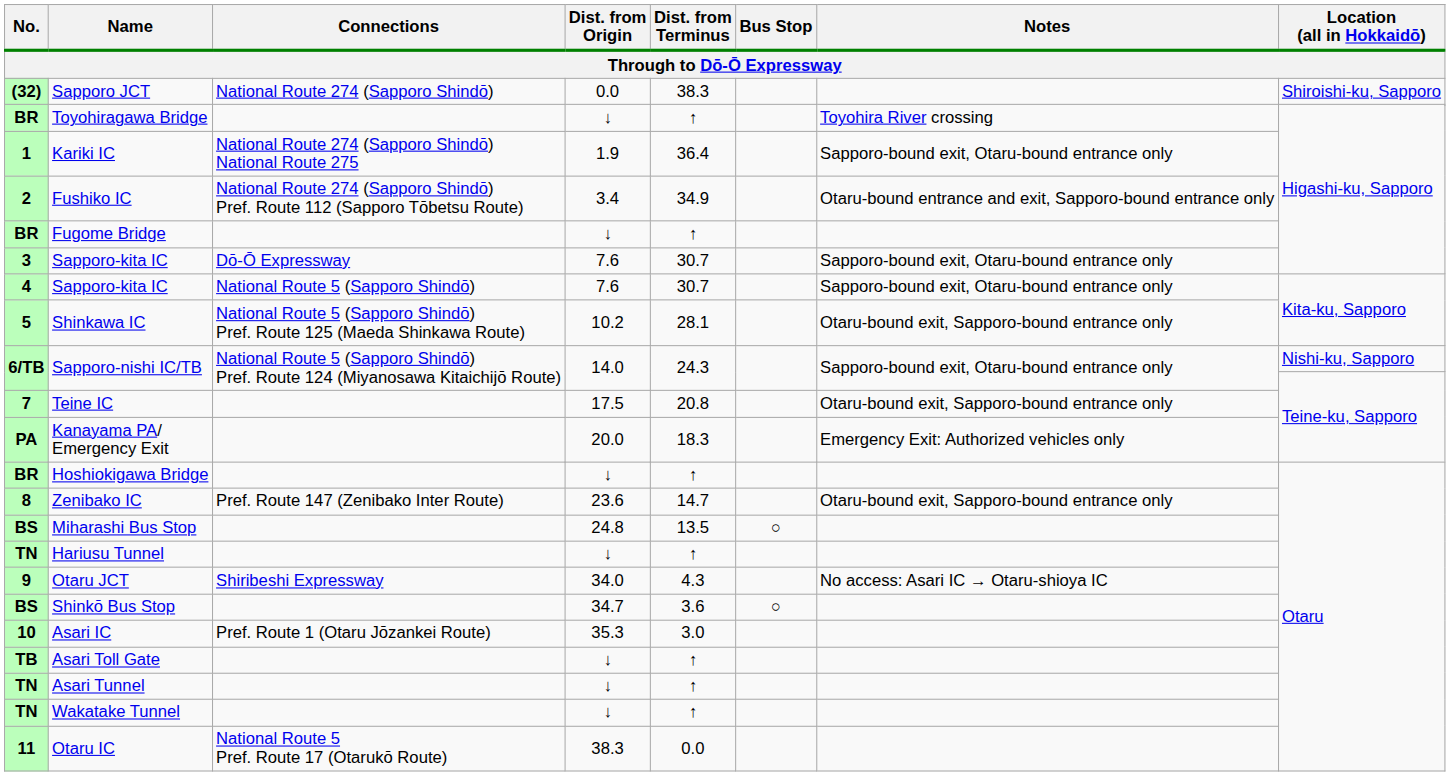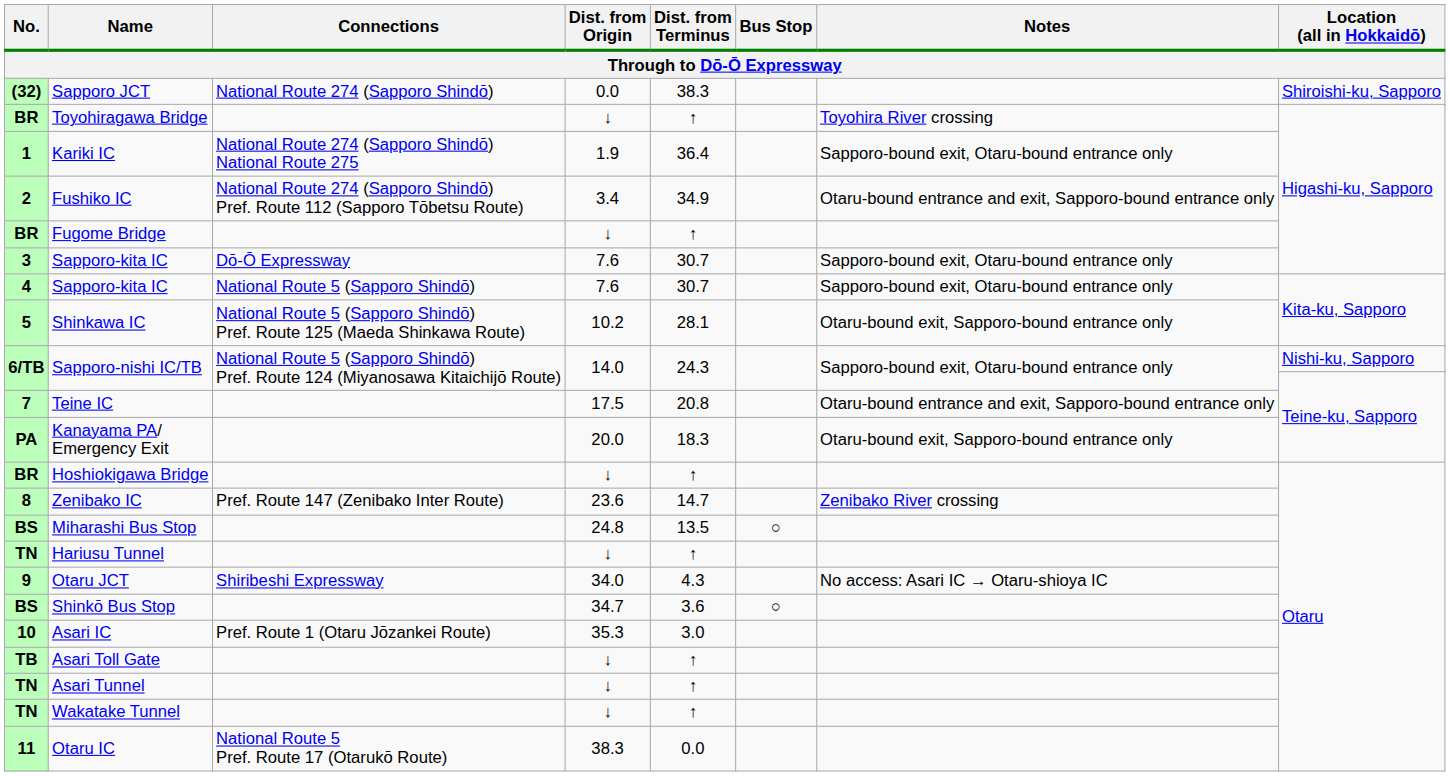(996, 403) Otaru-bound exit, Sapporo-bound entrance only -> (1047, 403) Otaru-bound entrance and exit, Sapporo-bound entrance only
(972, 439) Emergency Exit: Authorized vehicles only -> (996, 439) Otaru-bound exit, Sapporo-bound entrance only
(996, 501) Otaru-bound exit, Sapporo-bound entrance only -> (909, 501) Zenibako River crossing
